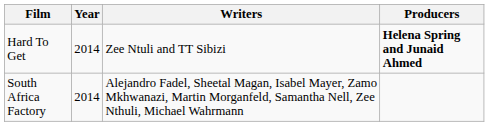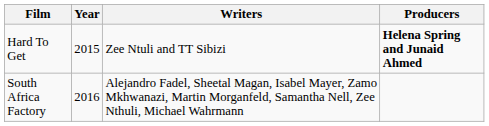(87, 48) 2014 -> (87, 48) 2015
(87, 97) 2014 -> (87, 97) 2016
